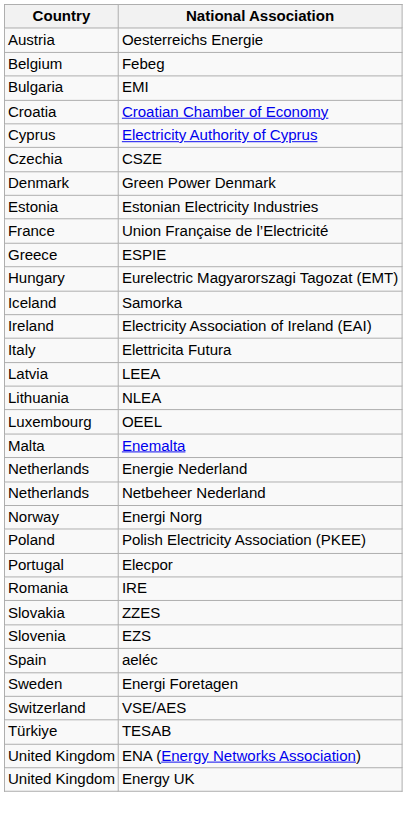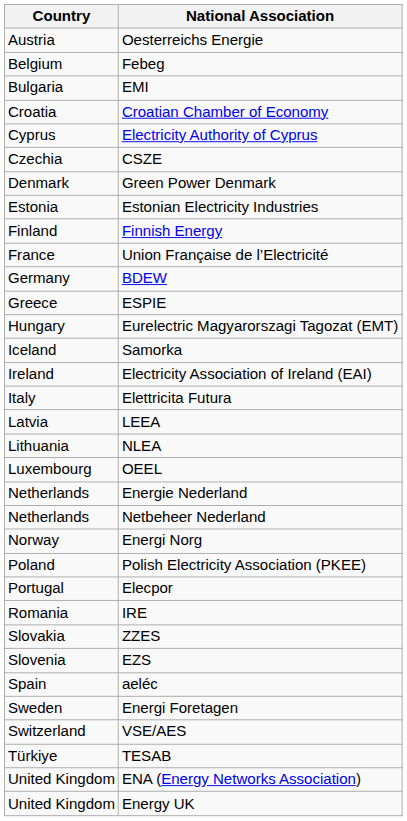+ row: (172, 231)
+ row: (144, 278)
- row: (154, 445)
